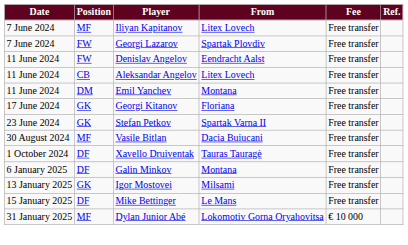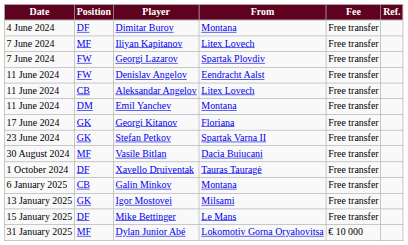+ row: (145, 28)
(83, 169) DF -> (83, 185) CB
